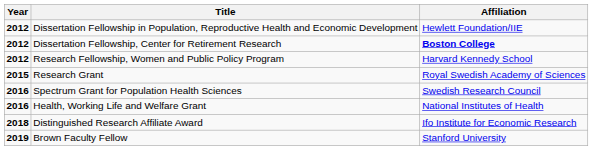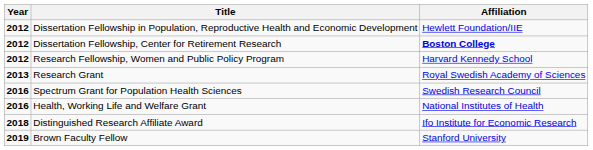(18, 75) 2015 -> (18, 75) 2013
